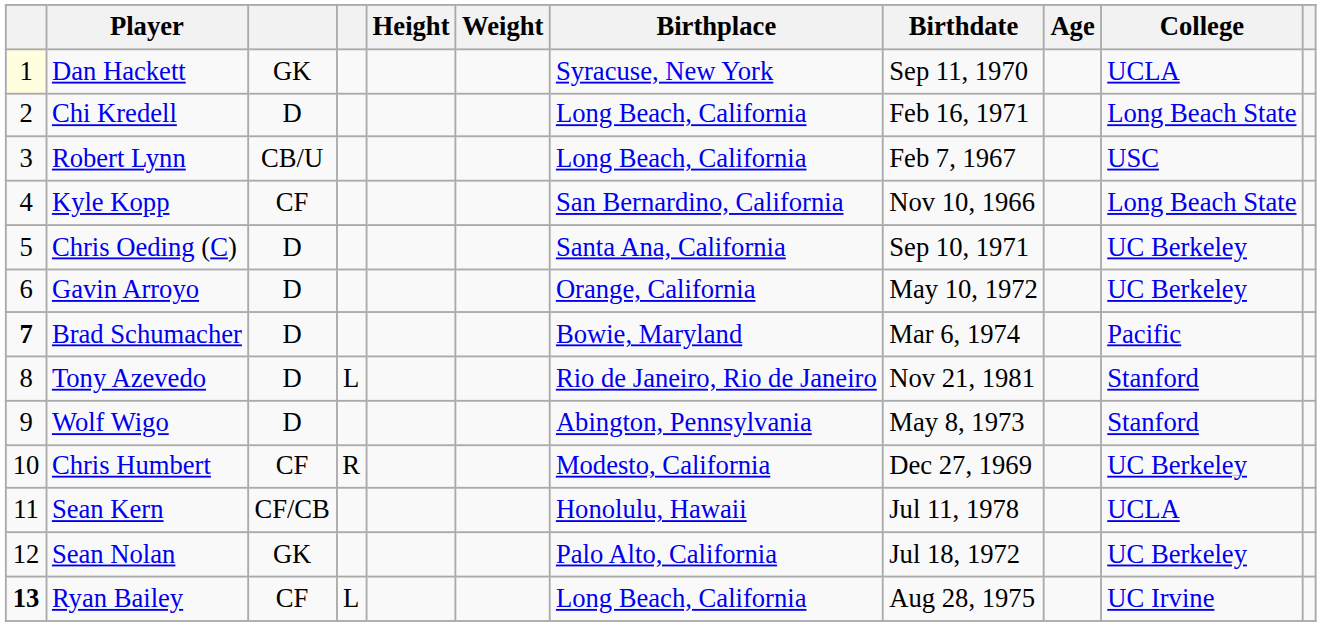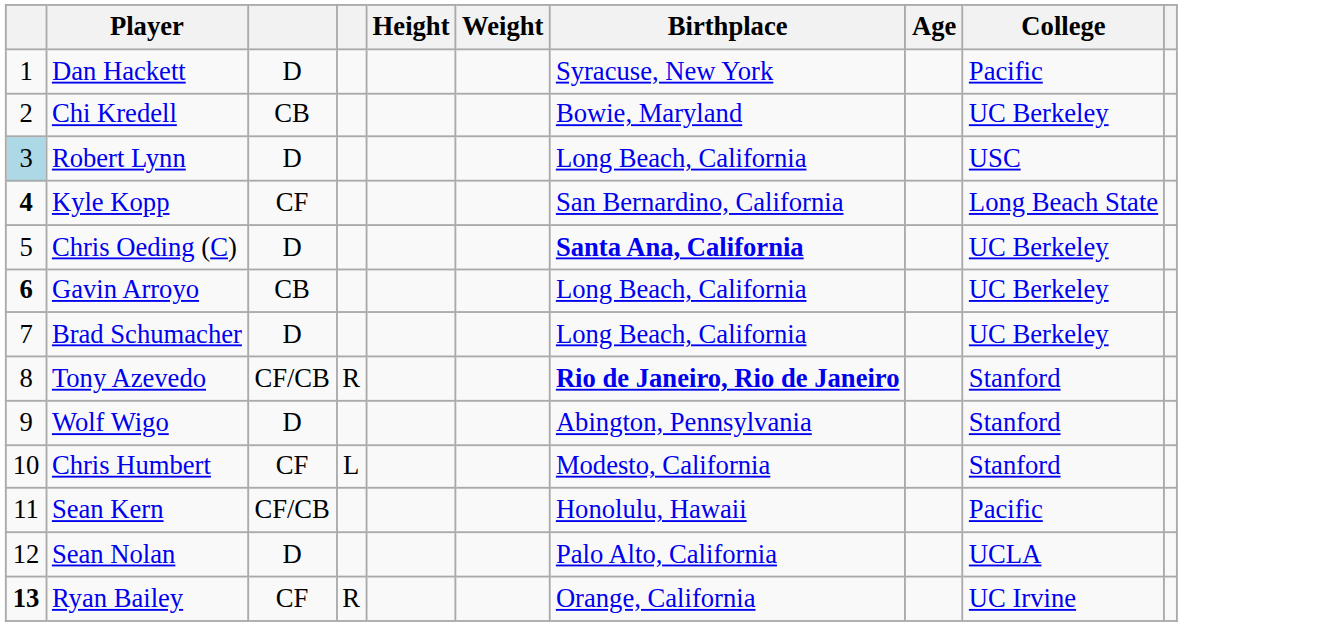- column: (964, 26)
(26, 70) lightyellow background -> (26, 70) no background
(292, 70) GK -> (292, 70) D
(1143, 70) UCLA -> (1006, 70) Pacific
(292, 114) D -> (292, 114) CB
(681, 114) Long Beach, California -> (649, 114) Bowie, Maryland
(1202, 114) Long Beach State -> (1039, 114) UC Berkeley
(26, 158) no background -> (26, 158) lightblue background
(292, 158) CB/U -> (292, 158) D
(26, 202) normal -> (26, 202) bold
(671, 246) normal -> (680, 246) bold
(26, 290) normal -> (26, 290) bold
(292, 290) D -> (292, 290) CB
(656, 290) Orange, California -> (681, 290) Long Beach, California
(26, 334) bold -> (26, 334) normal
(649, 334) Bowie, Maryland -> (681, 334) Long Beach, California
(1144, 334) Pacific -> (1039, 334) UC Berkeley
(292, 378) D -> (292, 378) CF/CB
(351, 378) L -> (351, 378) R
(716, 378) normal -> (728, 378) bold
(351, 466) R -> (351, 466) L
(1177, 466) UC Berkeley -> (1015, 466) Stanford
(1143, 510) UCLA -> (1006, 510) Pacific
(292, 554) GK -> (292, 554) D
(1177, 554) UC Berkeley -> (1005, 554) UCLA
(351, 598) L -> (351, 598) R
(681, 598) Long Beach, California -> (656, 598) Orange, California
